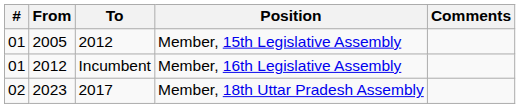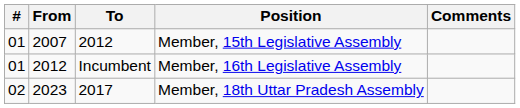(50, 41) 2005 -> (50, 41) 2007
